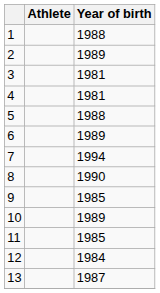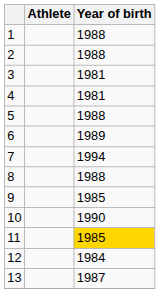(91, 55) 1989 -> (91, 55) 1988
(91, 177) 1990 -> (91, 177) 1988
(91, 217) 1989 -> (91, 217) 1990
(91, 237) no background -> (91, 237) gold background
